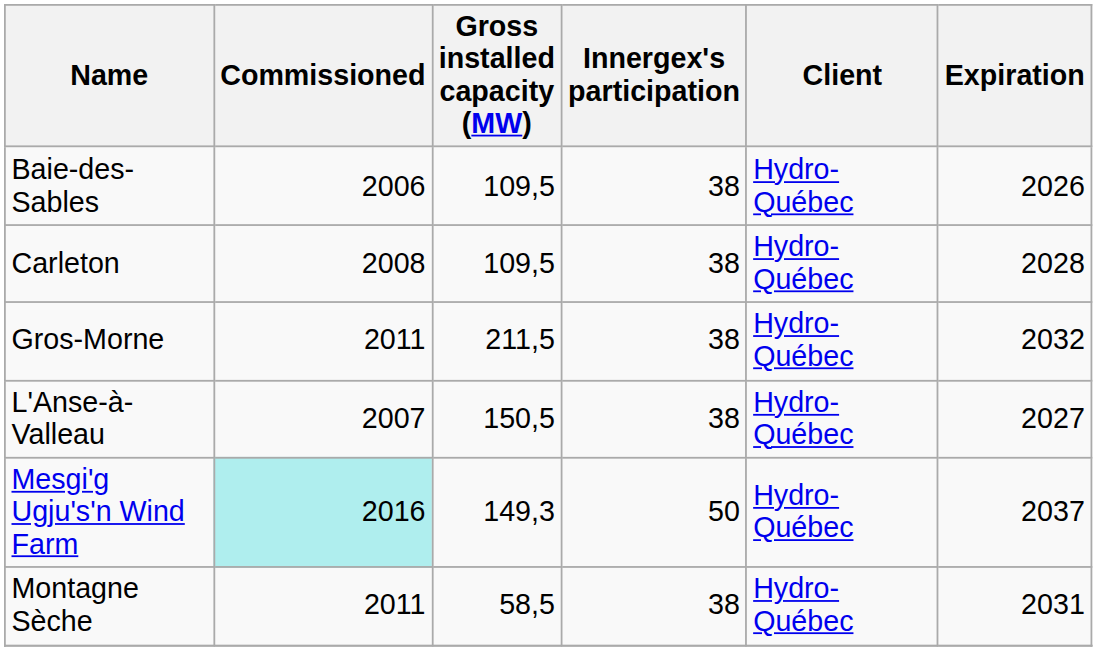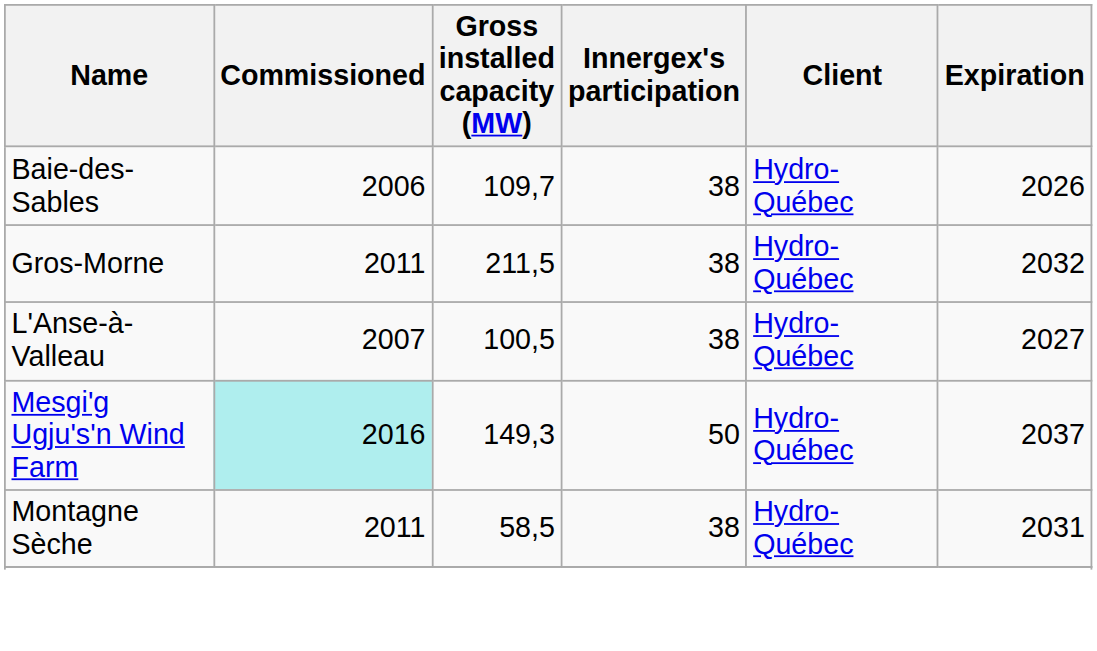(519, 185) 109,5 -> (519, 185) 109,7
- row: (66, 263)
(519, 418) 150,5 -> (519, 340) 100,5
